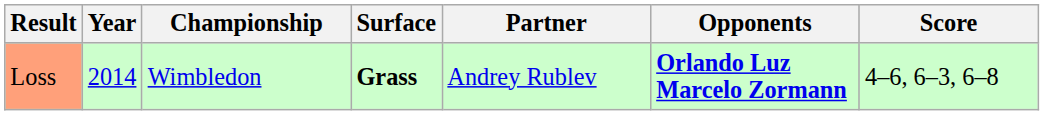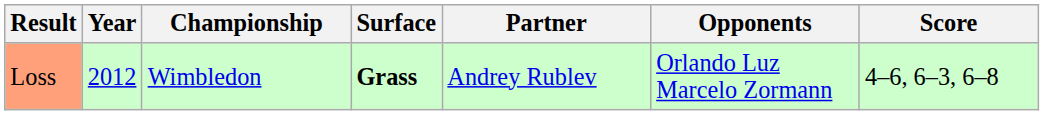(112, 76) 2014 -> (112, 76) 2012
(752, 76) bold -> (744, 76) normal
